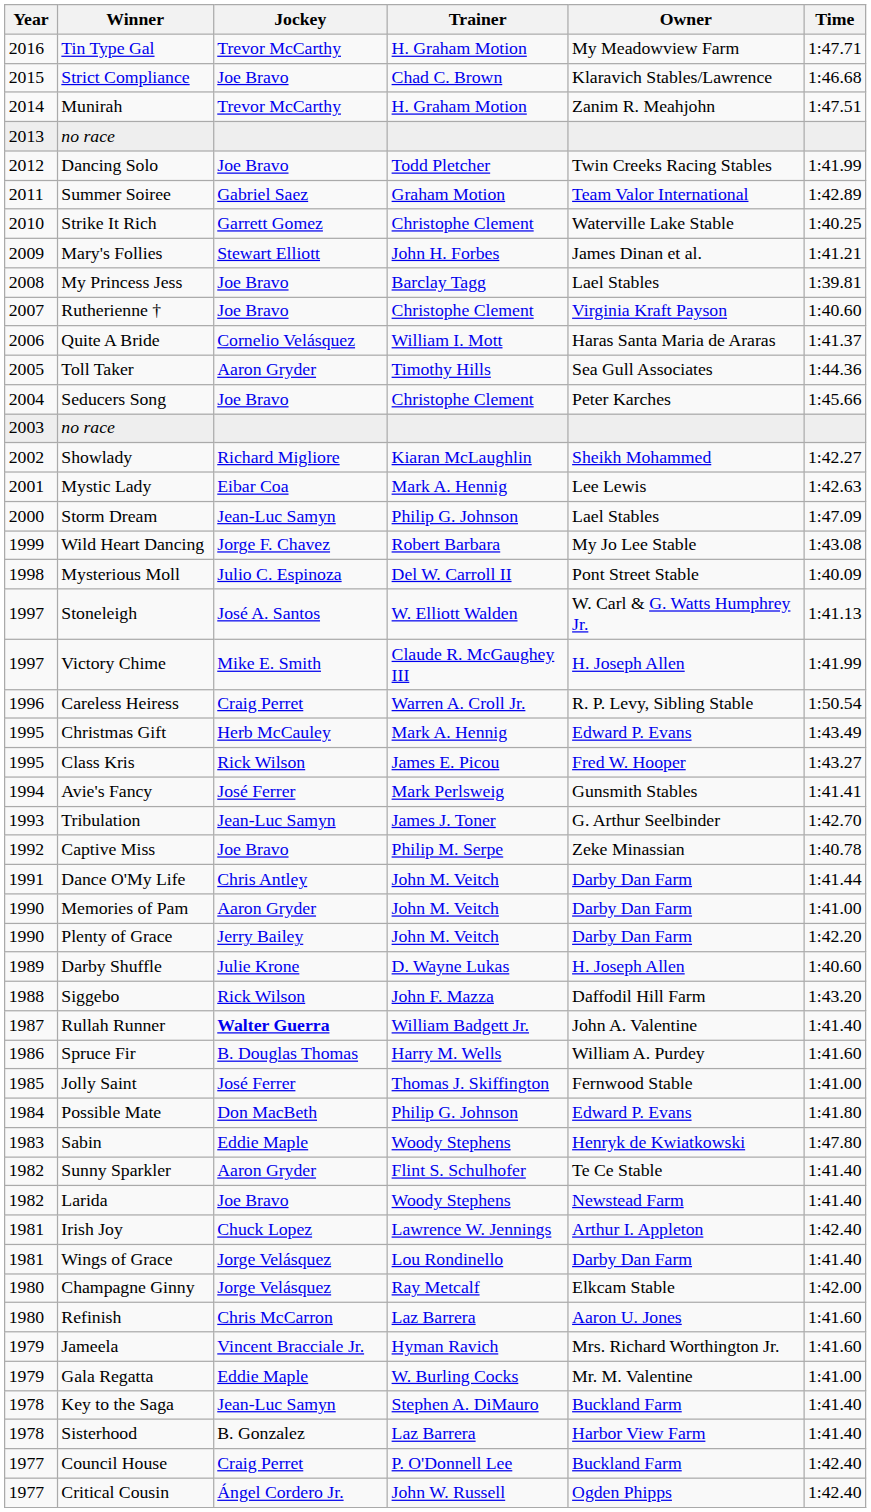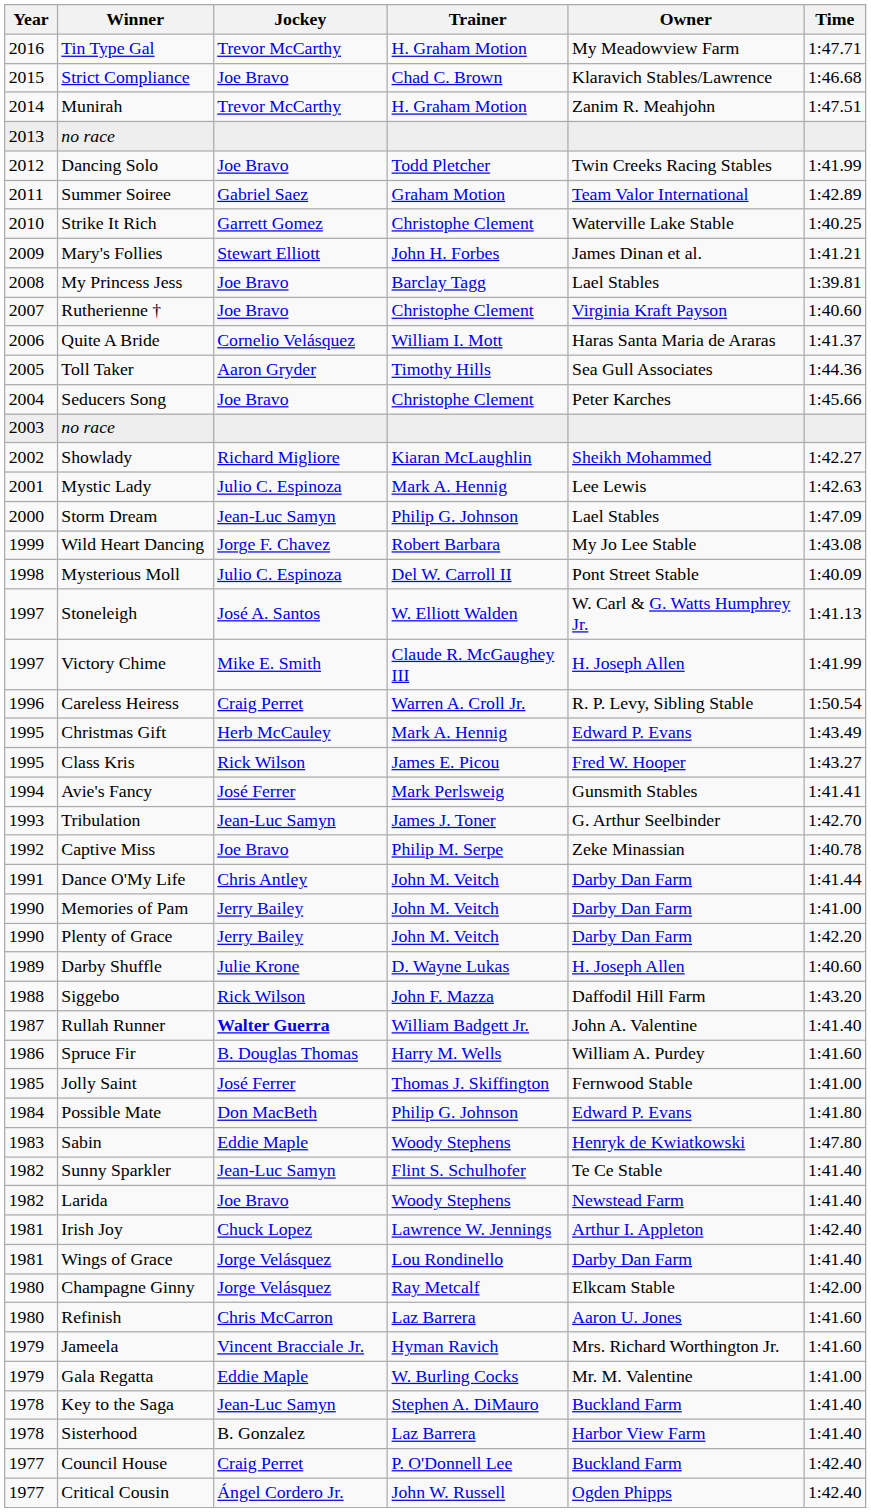(253, 486) Eibar Coa -> (279, 486) Julio C. Espinoza
(267, 908) Aaron Gryder -> (260, 908) Jerry Bailey
(267, 1171) Aaron Gryder -> (276, 1171) Jean-Luc Samyn
